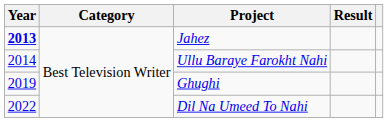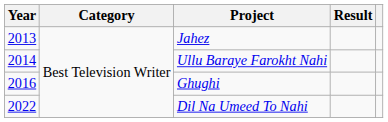(22, 38) bold -> (22, 38) normal
(22, 83) 2019 -> (22, 83) 2016
